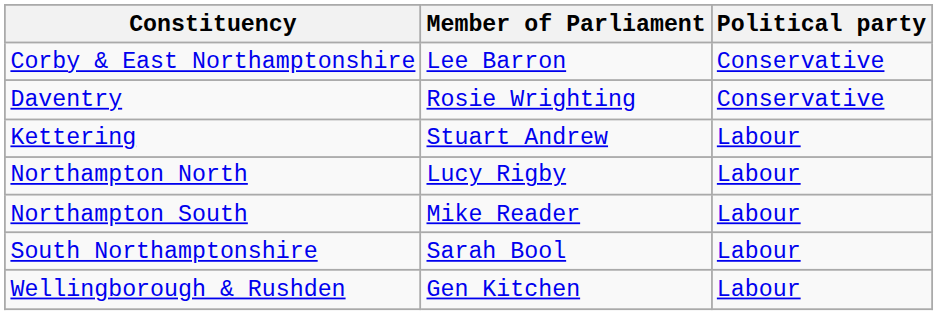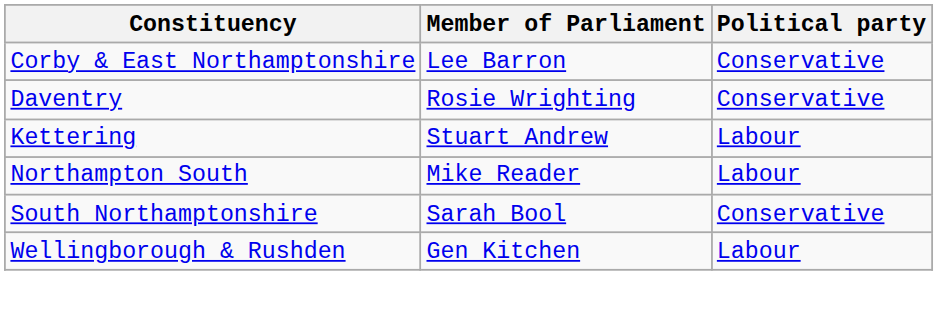- row: (129, 176)
(759, 251) Labour -> (801, 213) Conservative
